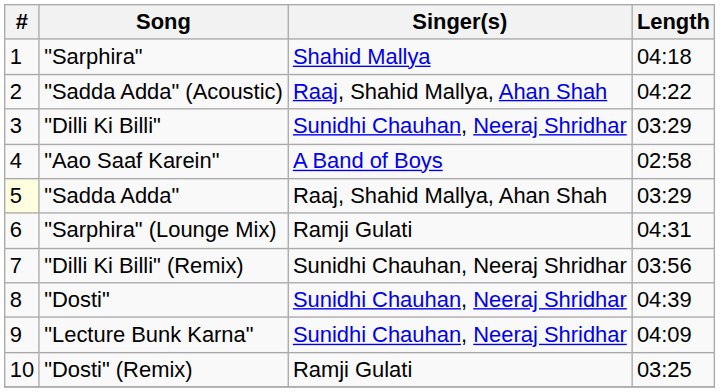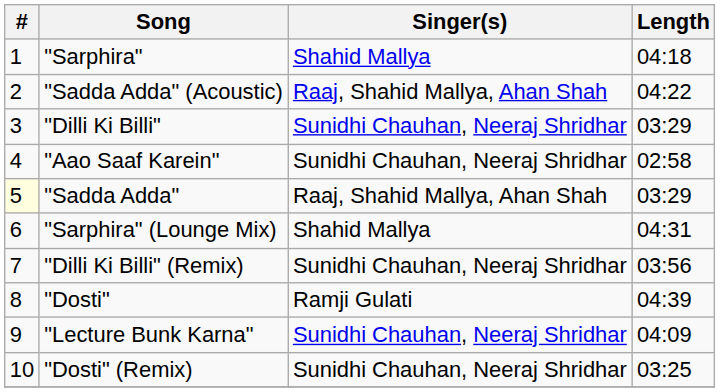(368, 160) A Band of Boys -> (460, 160) Sunidhi Chauhan, Neeraj Shridhar
(353, 230) Ramji Gulati -> (362, 230) Shahid Mallya
(460, 299) Sunidhi Chauhan, Neeraj Shridhar -> (353, 299) Ramji Gulati
(353, 369) Ramji Gulati -> (460, 369) Sunidhi Chauhan, Neeraj Shridhar
